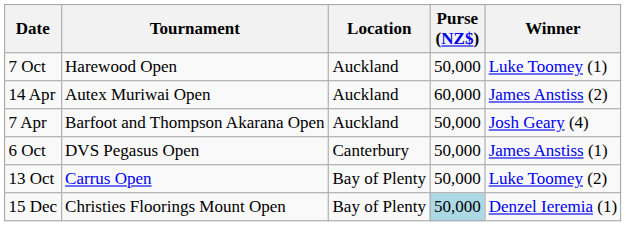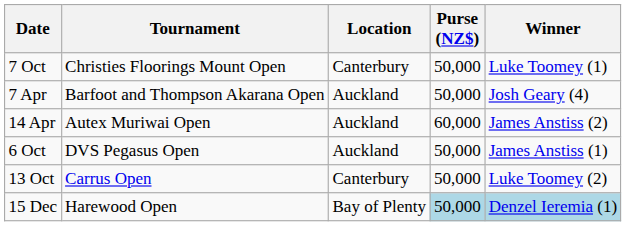(121, 66) Harewood Open -> (175, 66) Christies Floorings Mount Open
(366, 66) Auckland -> (371, 66) Canterbury
rows swapped: (28, 123) <-> (32, 95)
(371, 151) Canterbury -> (366, 151) Auckland
(379, 179) Bay of Plenty -> (371, 179) Canterbury
(175, 207) Christies Floorings Mount Open -> (121, 207) Harewood Open
(553, 207) no background -> (553, 207) lightblue background
